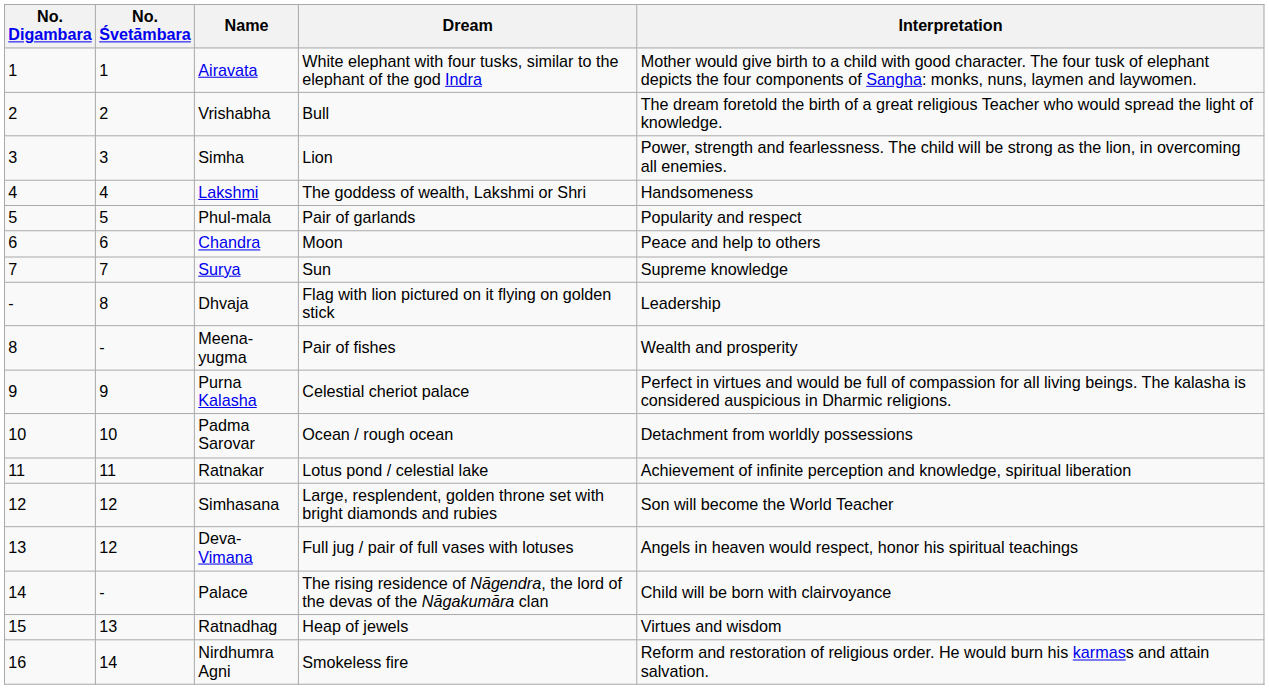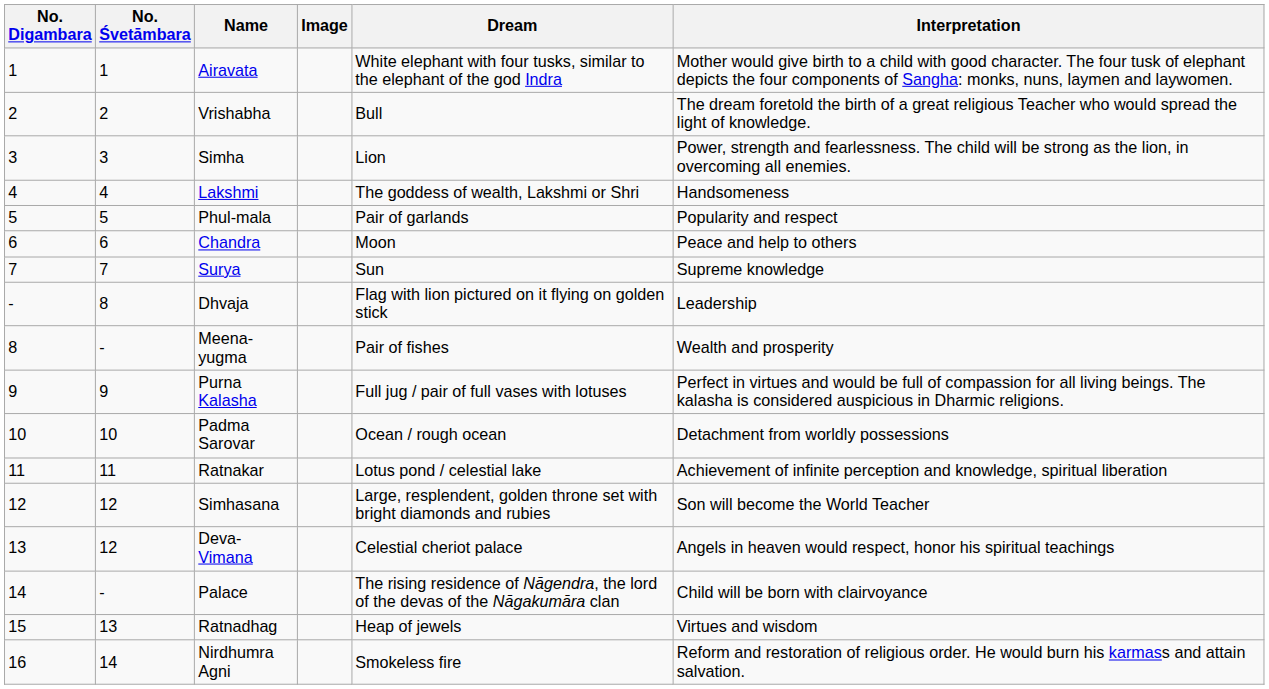+ column: (325, 26)
(386, 391) Celestial cheriot palace -> (491, 391) Full jug / pair of full vases with lotuses
(438, 548) Full jug / pair of full vases with lotuses -> (439, 548) Celestial cheriot palace
